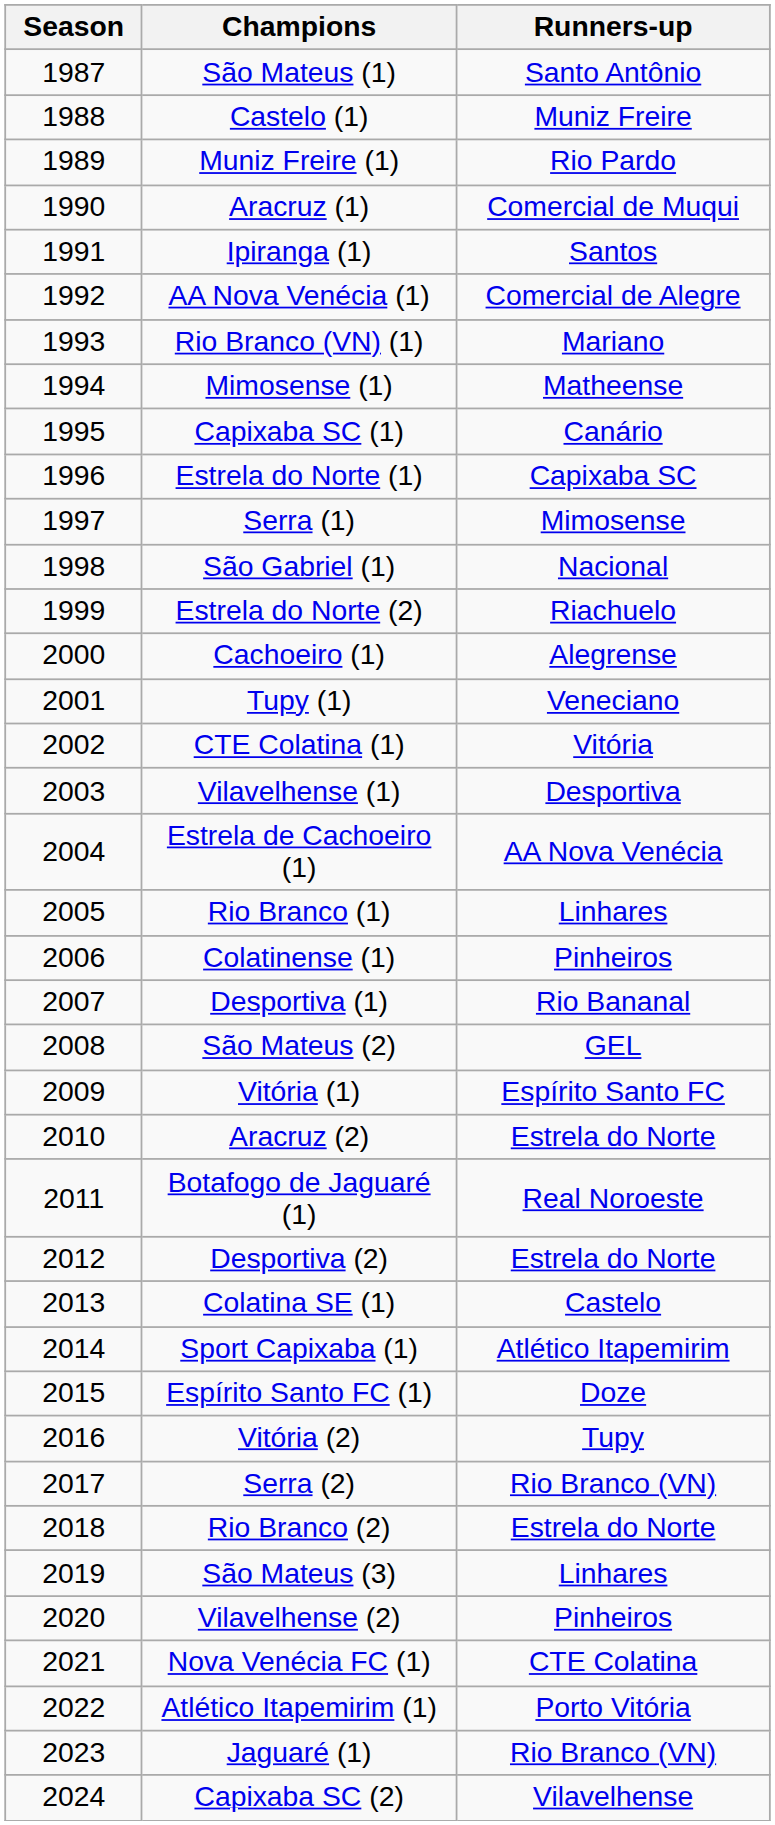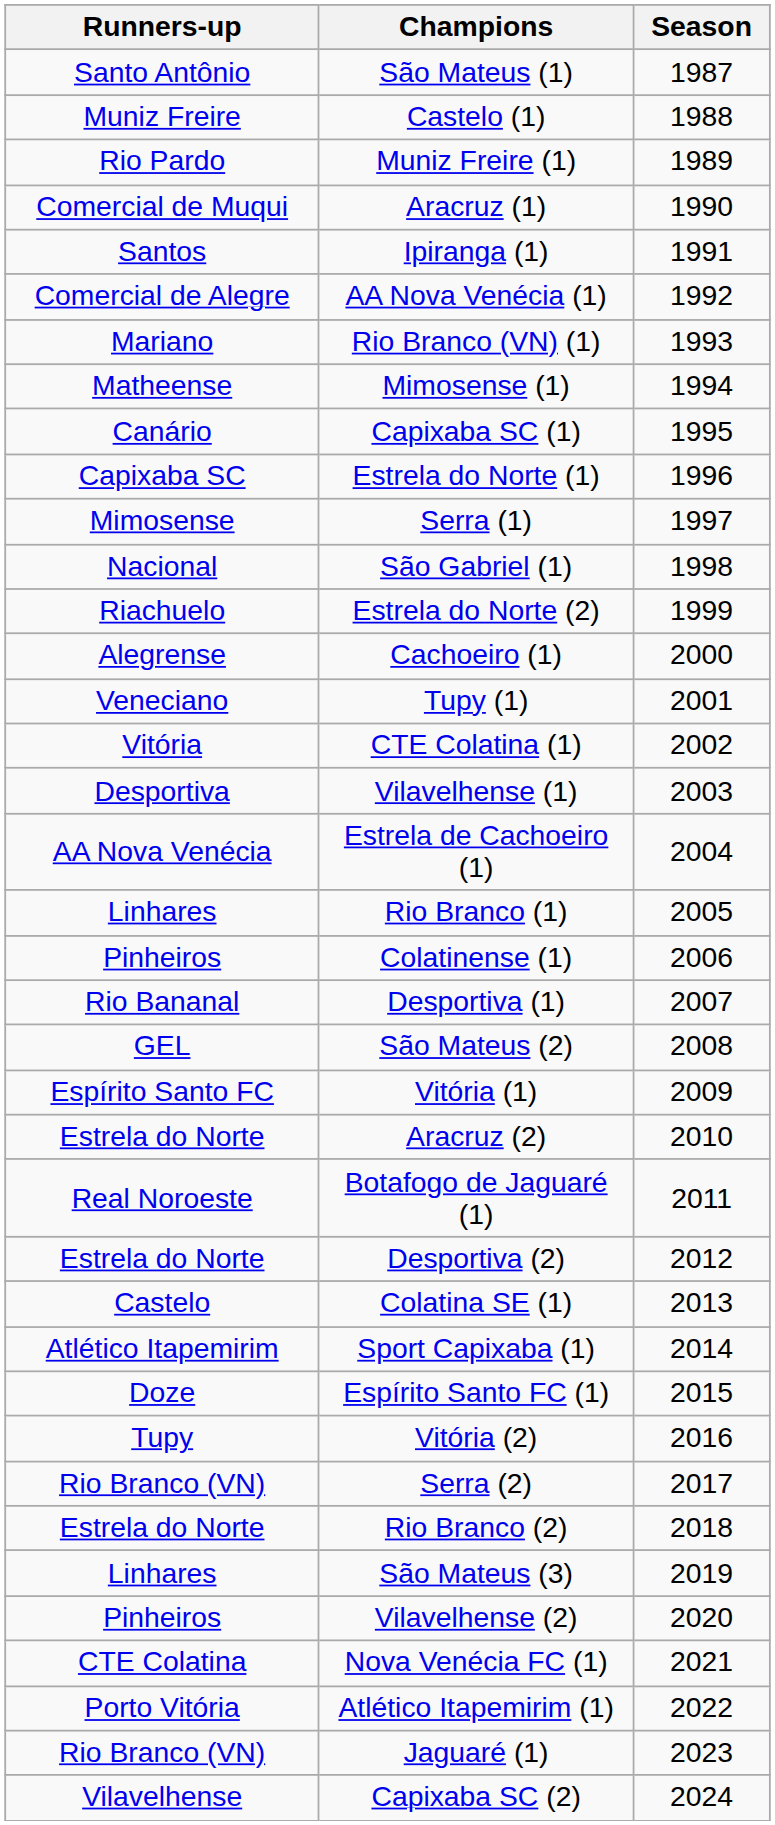columns swapped: (74, 26) <-> (613, 26)
